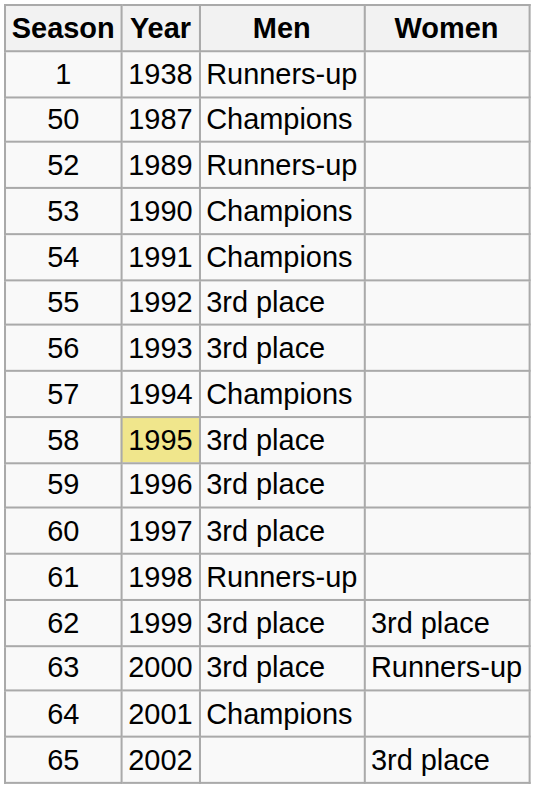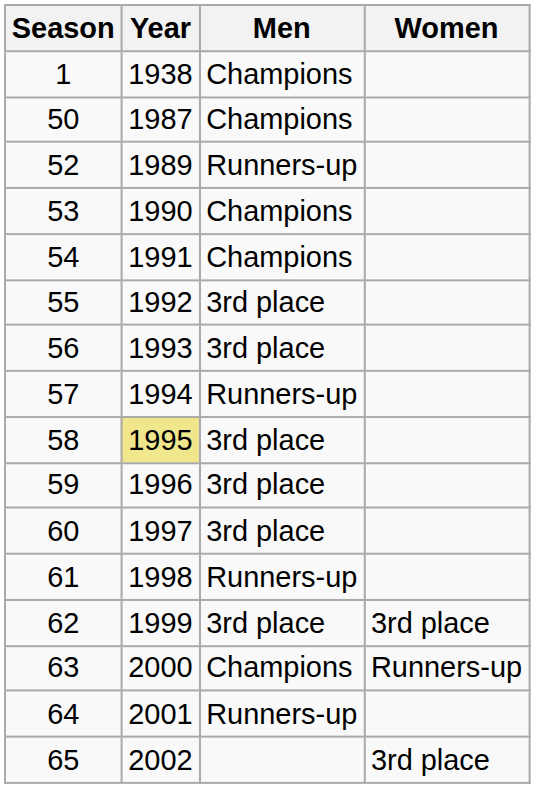(282, 74) Runners-up -> (279, 74) Champions
(279, 394) Champions -> (282, 394) Runners-up
(266, 668) 3rd place -> (279, 668) Champions
(279, 714) Champions -> (282, 714) Runners-up
